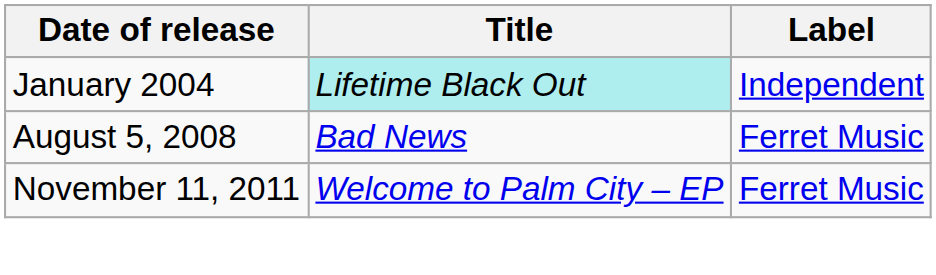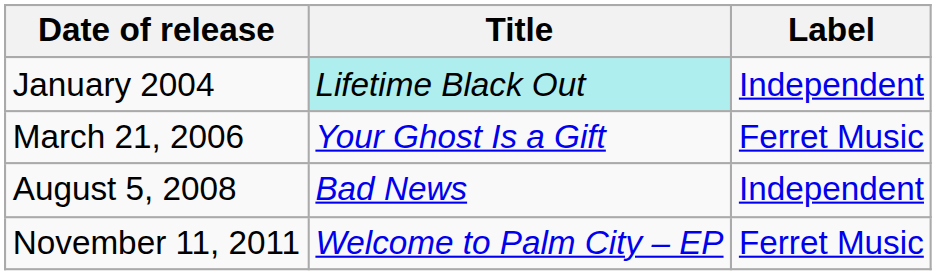+ row: (128, 136)
(831, 136) Ferret Music -> (831, 189) Independent
